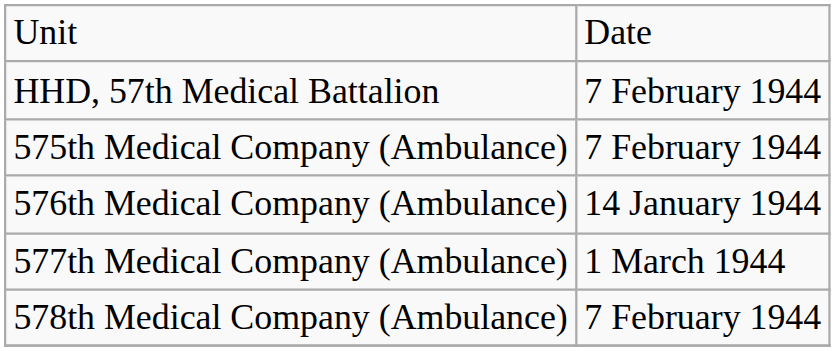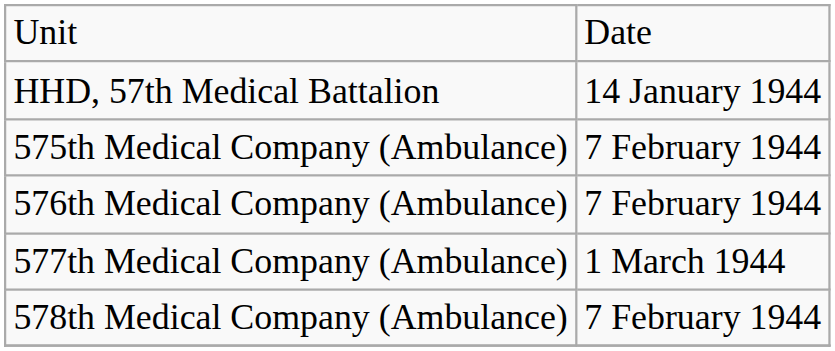(703, 89) 7 February 1944 -> (703, 89) 14 January 1944
(703, 203) 14 January 1944 -> (703, 203) 7 February 1944
